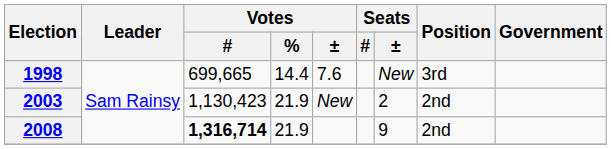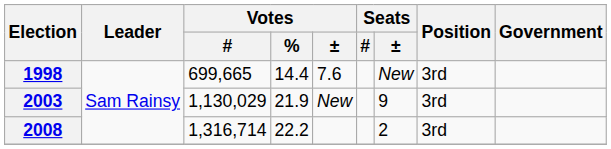(227, 102) 1,130,423 -> (227, 102) 1,130,029
(383, 102) 2 -> (383, 102) 9
(436, 102) 2nd -> (434, 102) 3rd
(227, 130) bold -> (227, 130) normal
(292, 130) 21.9 -> (292, 130) 22.2
(383, 130) 9 -> (383, 130) 2
(436, 130) 2nd -> (434, 130) 3rd
